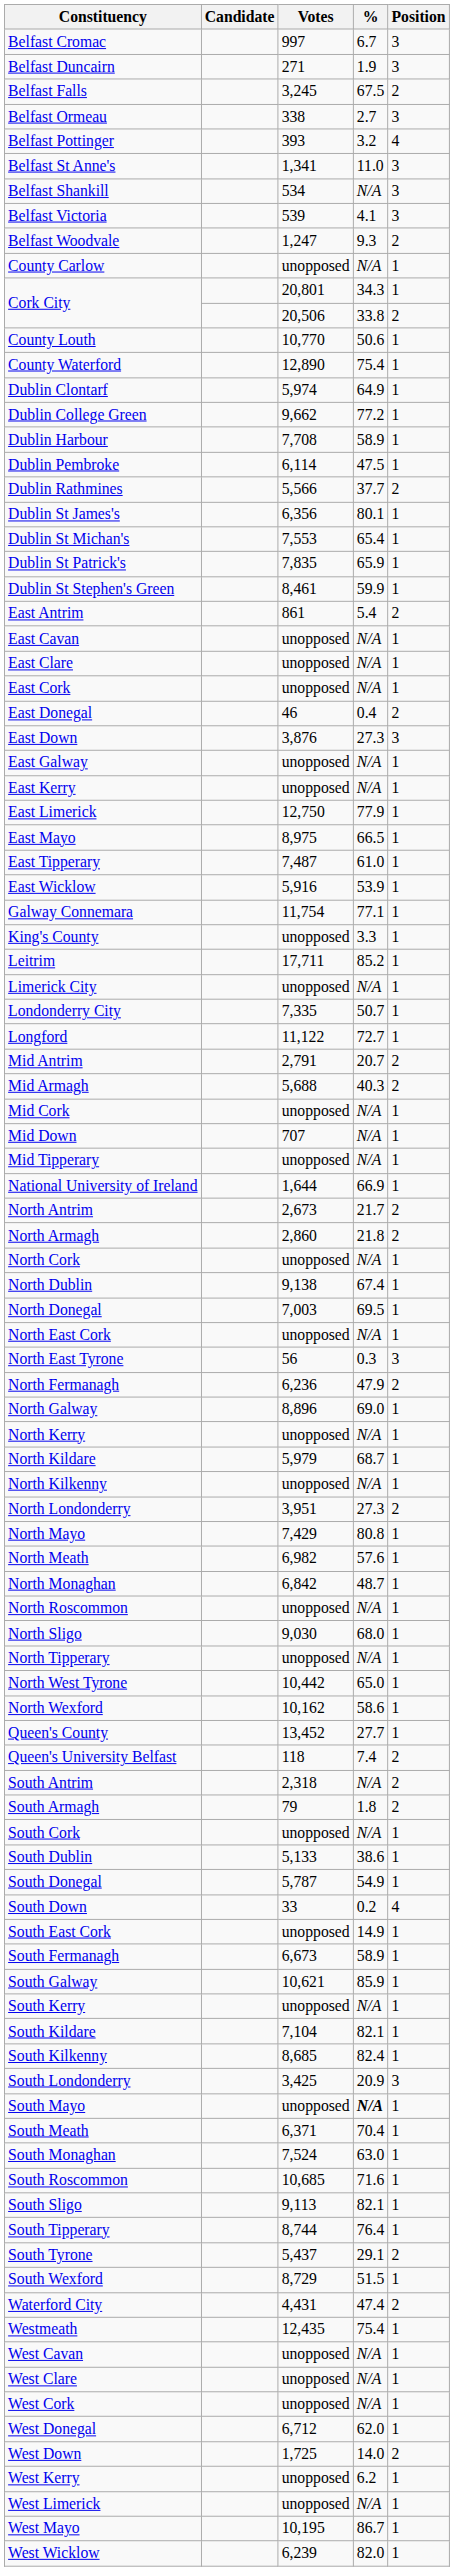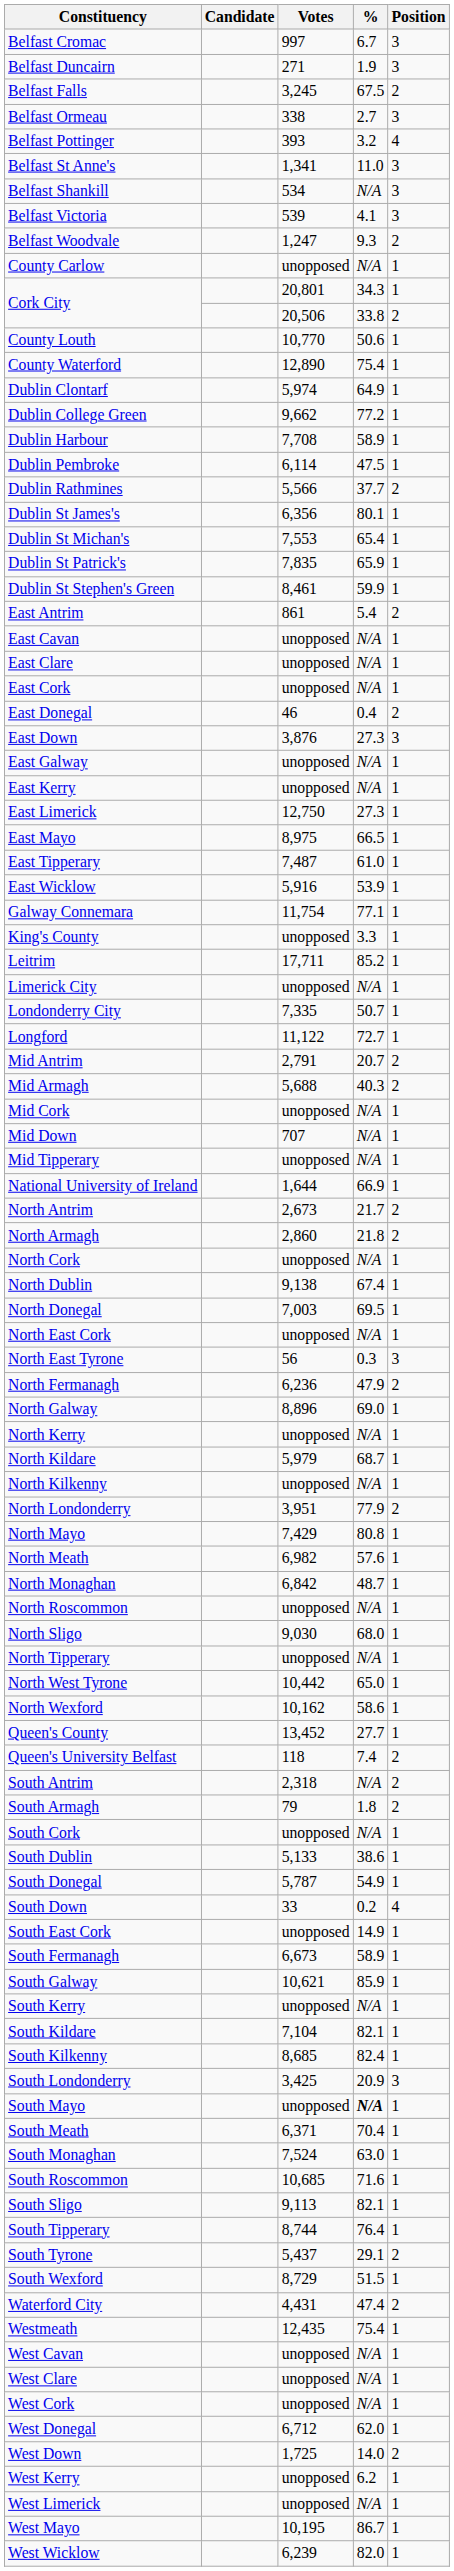(371, 812) 77.9 -> (371, 812) 27.3
(371, 1508) 27.3 -> (371, 1508) 77.9
